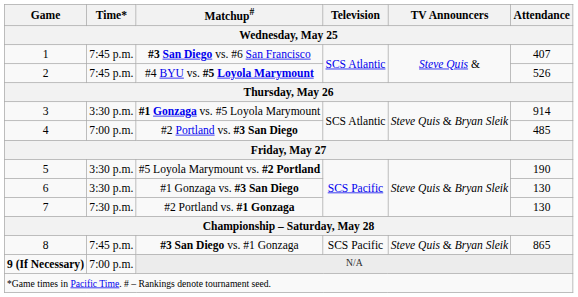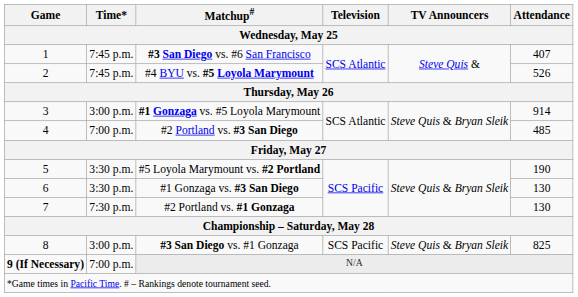(111, 111) 3:30 p.m. -> (111, 111) 3:00 p.m.
(111, 245) 7:45 p.m. -> (111, 245) 3:00 p.m.
(542, 245) 865 -> (542, 245) 825
